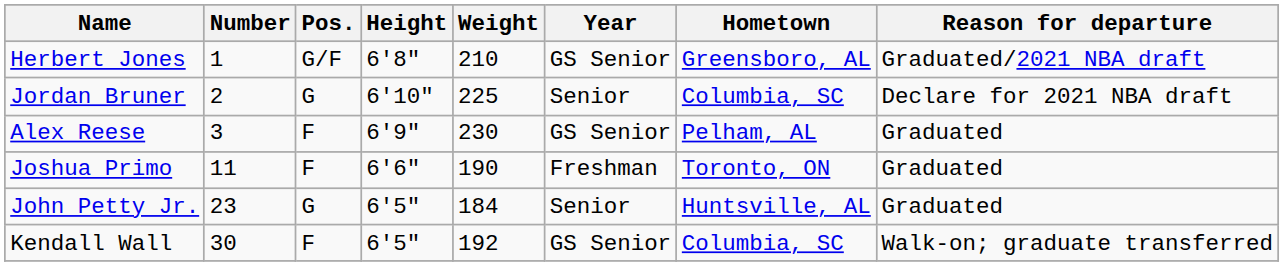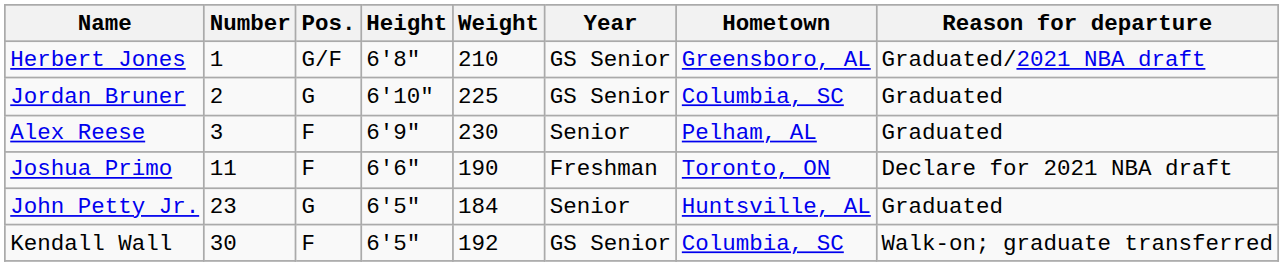(590, 97) Senior -> (610, 97) GS Senior
(1057, 97) Declare for 2021 NBA draft -> (942, 97) Graduated
(610, 133) GS Senior -> (590, 133) Senior
(942, 170) Graduated -> (1057, 170) Declare for 2021 NBA draft
